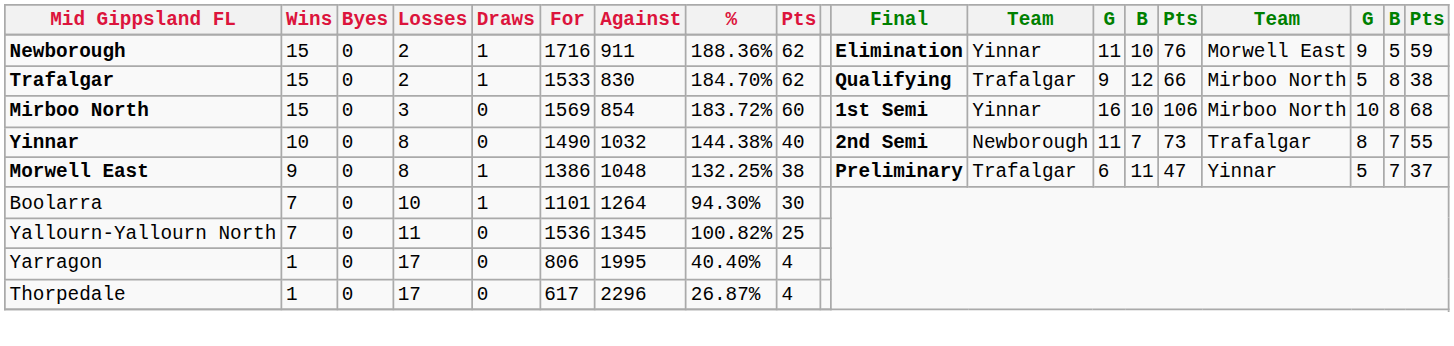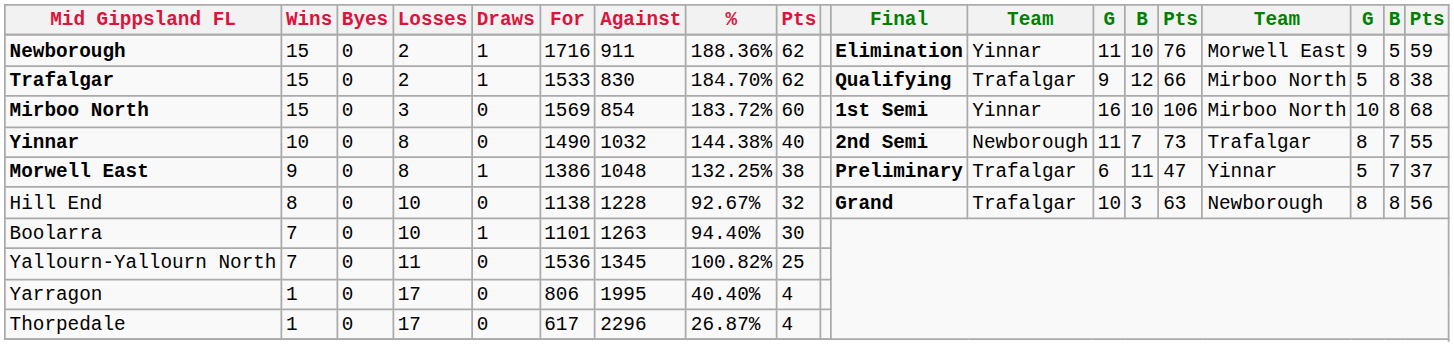+ row: (56, 203)
(623, 203) 1264 -> (623, 233) 1263
(726, 203) 94.30% -> (726, 233) 94.40%
